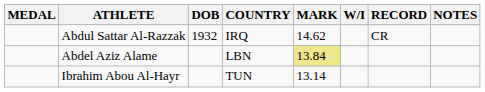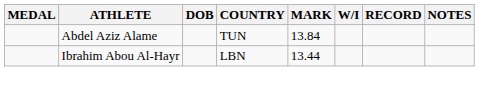- row: (124, 35)
(238, 55) LBN -> (233, 35) TUN
(311, 55) khaki background -> (305, 35) no background
(239, 76) TUN -> (233, 55) LBN
(311, 76) 13.14 -> (305, 55) 13.44
